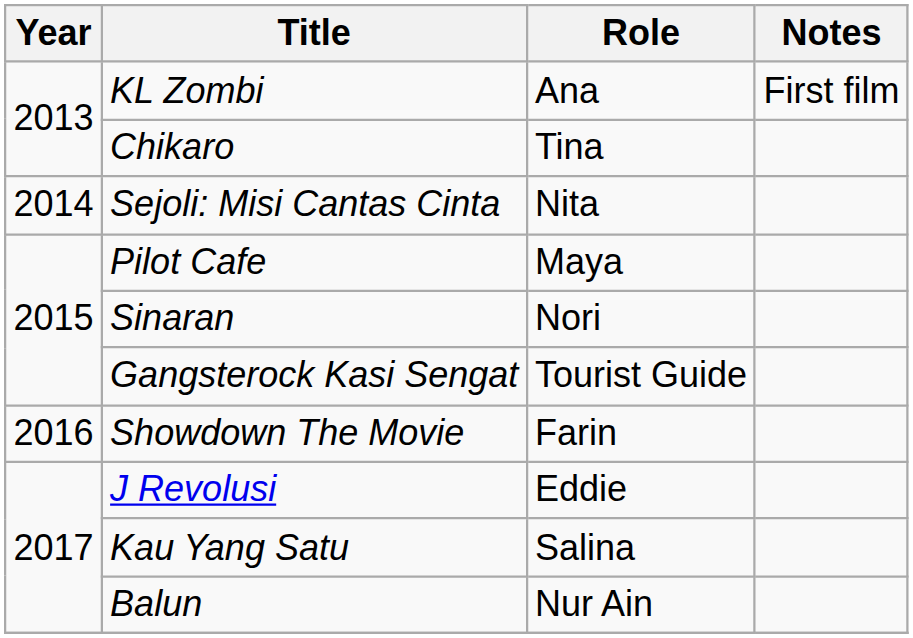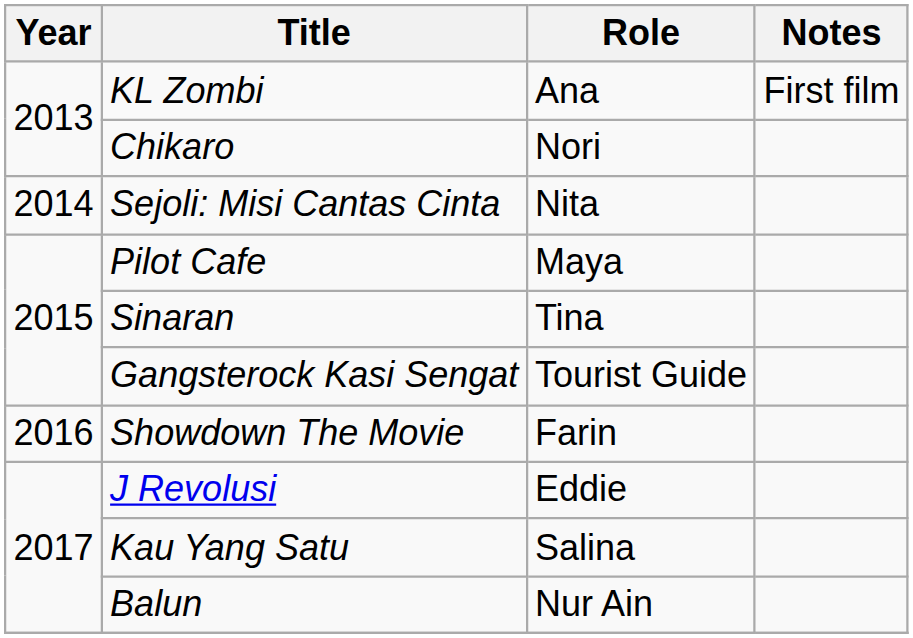(569, 147) Tina -> (568, 147) Nori
(568, 318) Nori -> (569, 318) Tina
